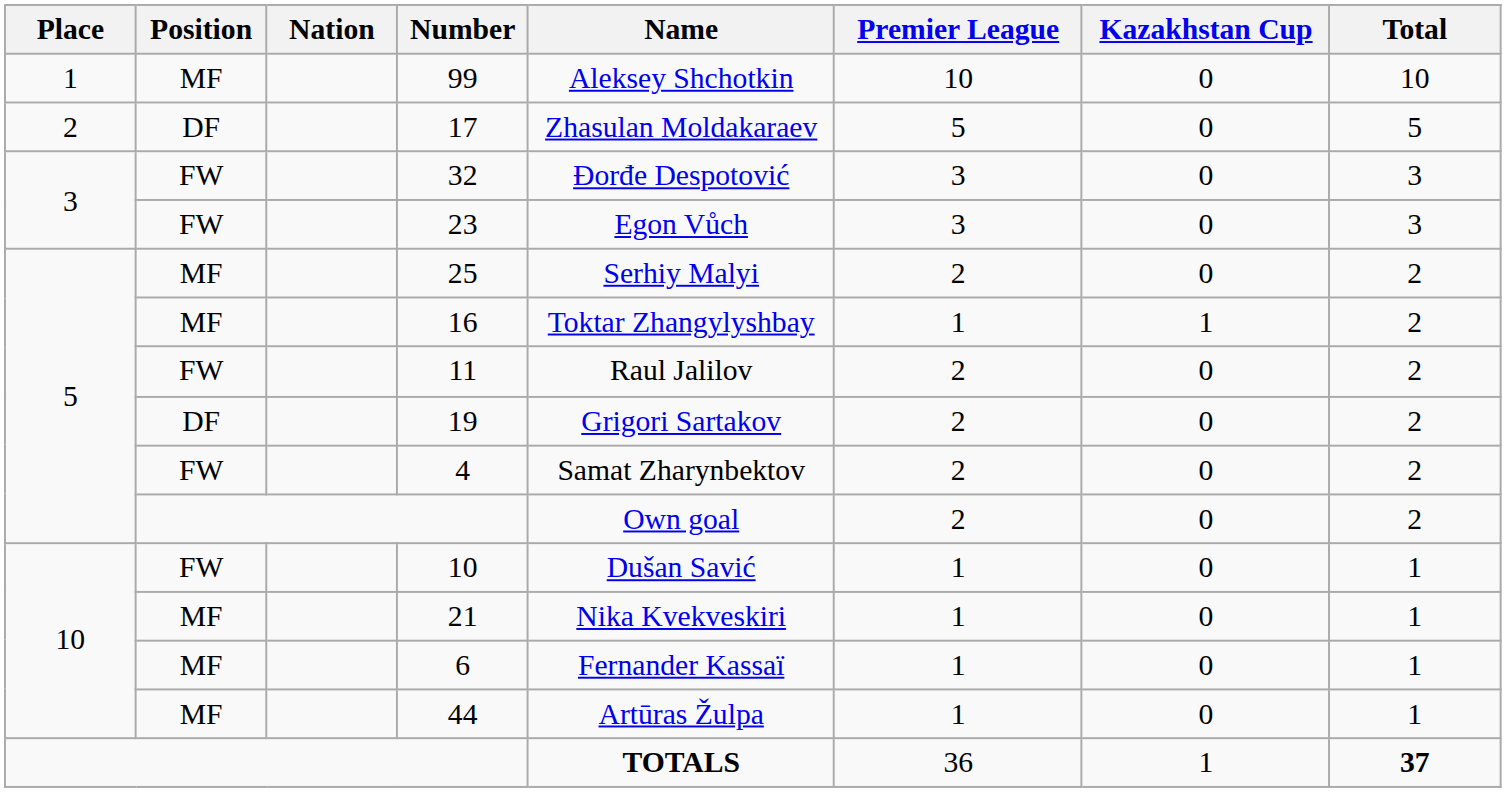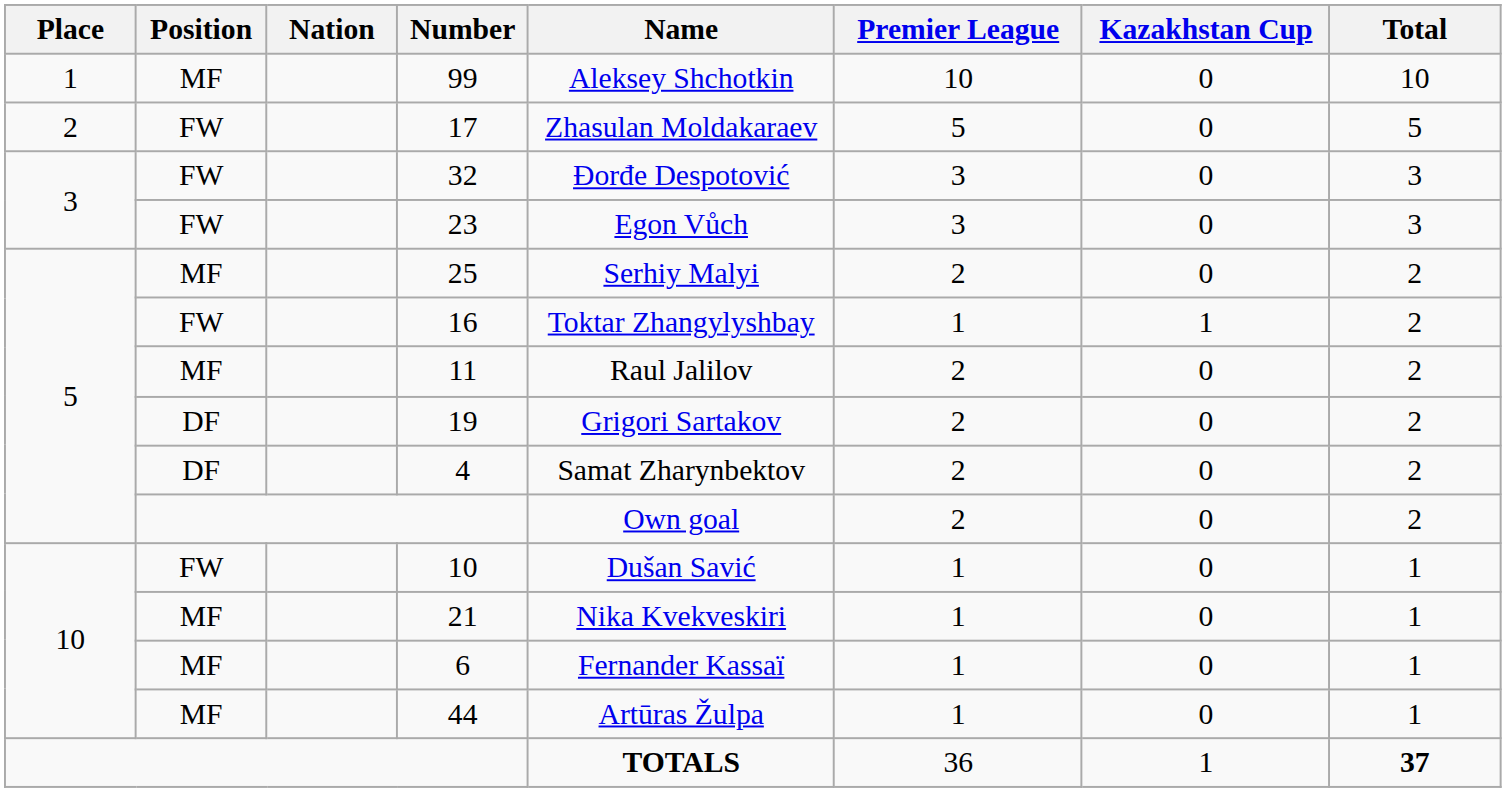(201, 126) DF -> (201, 126) FW
(201, 322) MF -> (201, 322) FW
(201, 371) FW -> (201, 371) MF
(201, 468) FW -> (201, 468) DF
